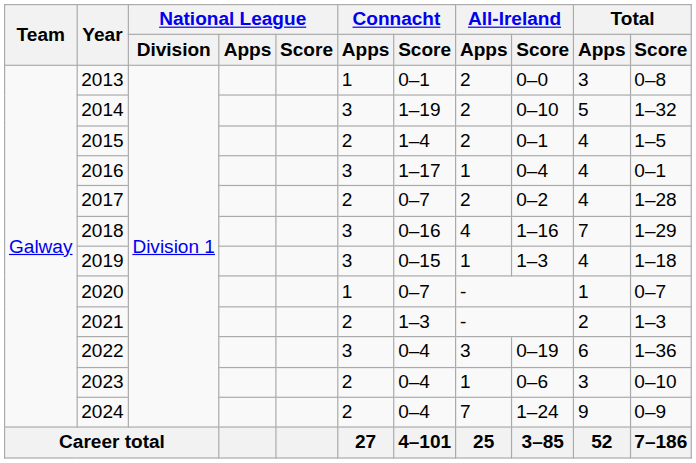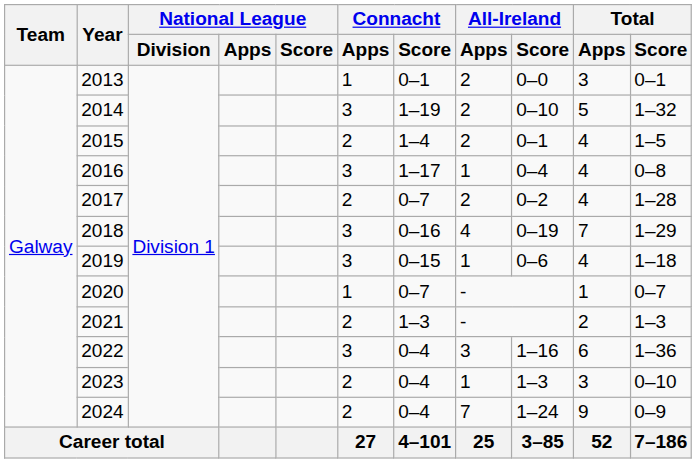(650, 79) 0–8 -> (650, 79) 0–1
(650, 170) 0–1 -> (650, 170) 0–8
(537, 230) 1–16 -> (537, 230) 0–19
(532, 261) 1–3 -> (532, 261) 0–6
(537, 351) 0–19 -> (537, 351) 1–16
(532, 381) 0–6 -> (532, 381) 1–3
